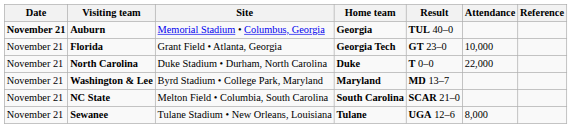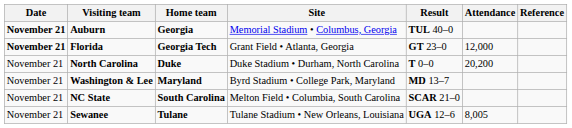columns swapped: (370, 13) <-> (245, 13)
(35, 47) normal -> (36, 47) bold
(479, 47) 10,000 -> (479, 47) 12,000
(479, 64) 22,000 -> (479, 64) 20,200
(476, 115) 8,000 -> (476, 115) 8,005
